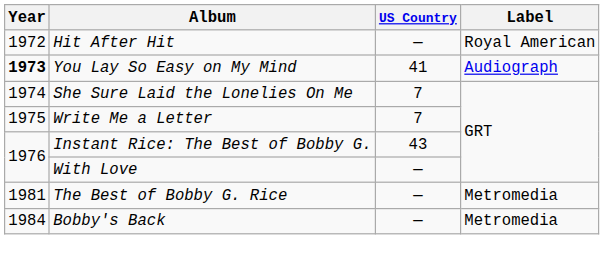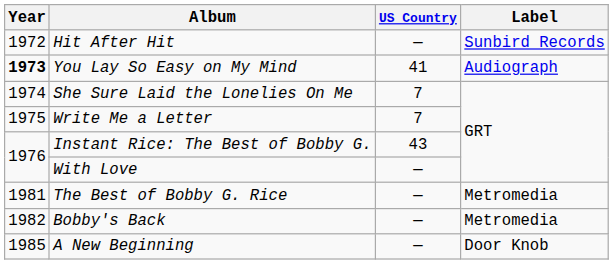(530, 43) Royal American -> (535, 43) Sunbird Records
(27, 221) 1984 -> (27, 221) 1982
+ row: (123, 246)
